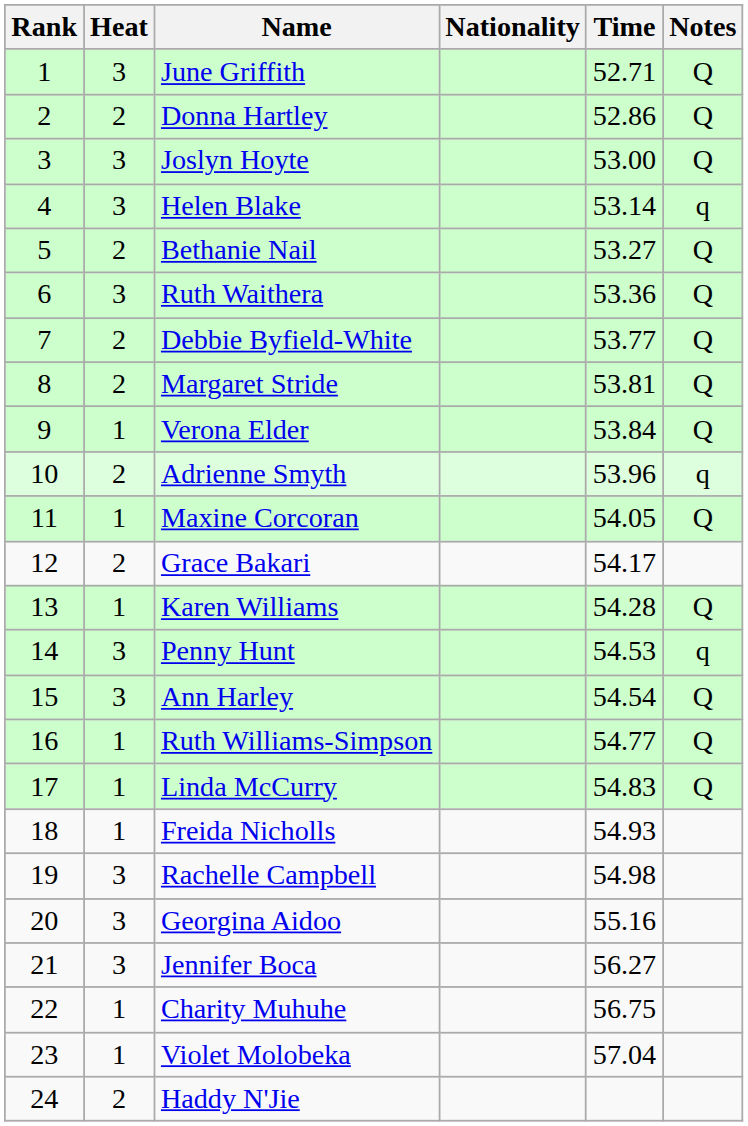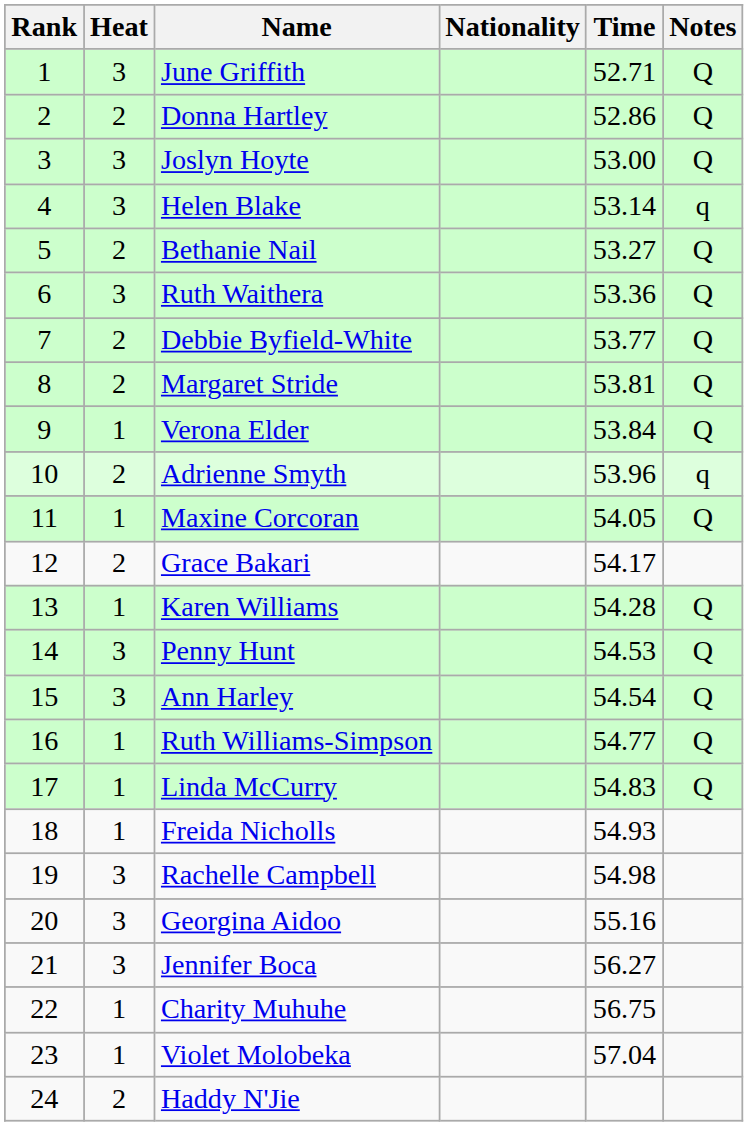(703, 652) q -> (703, 652) Q
